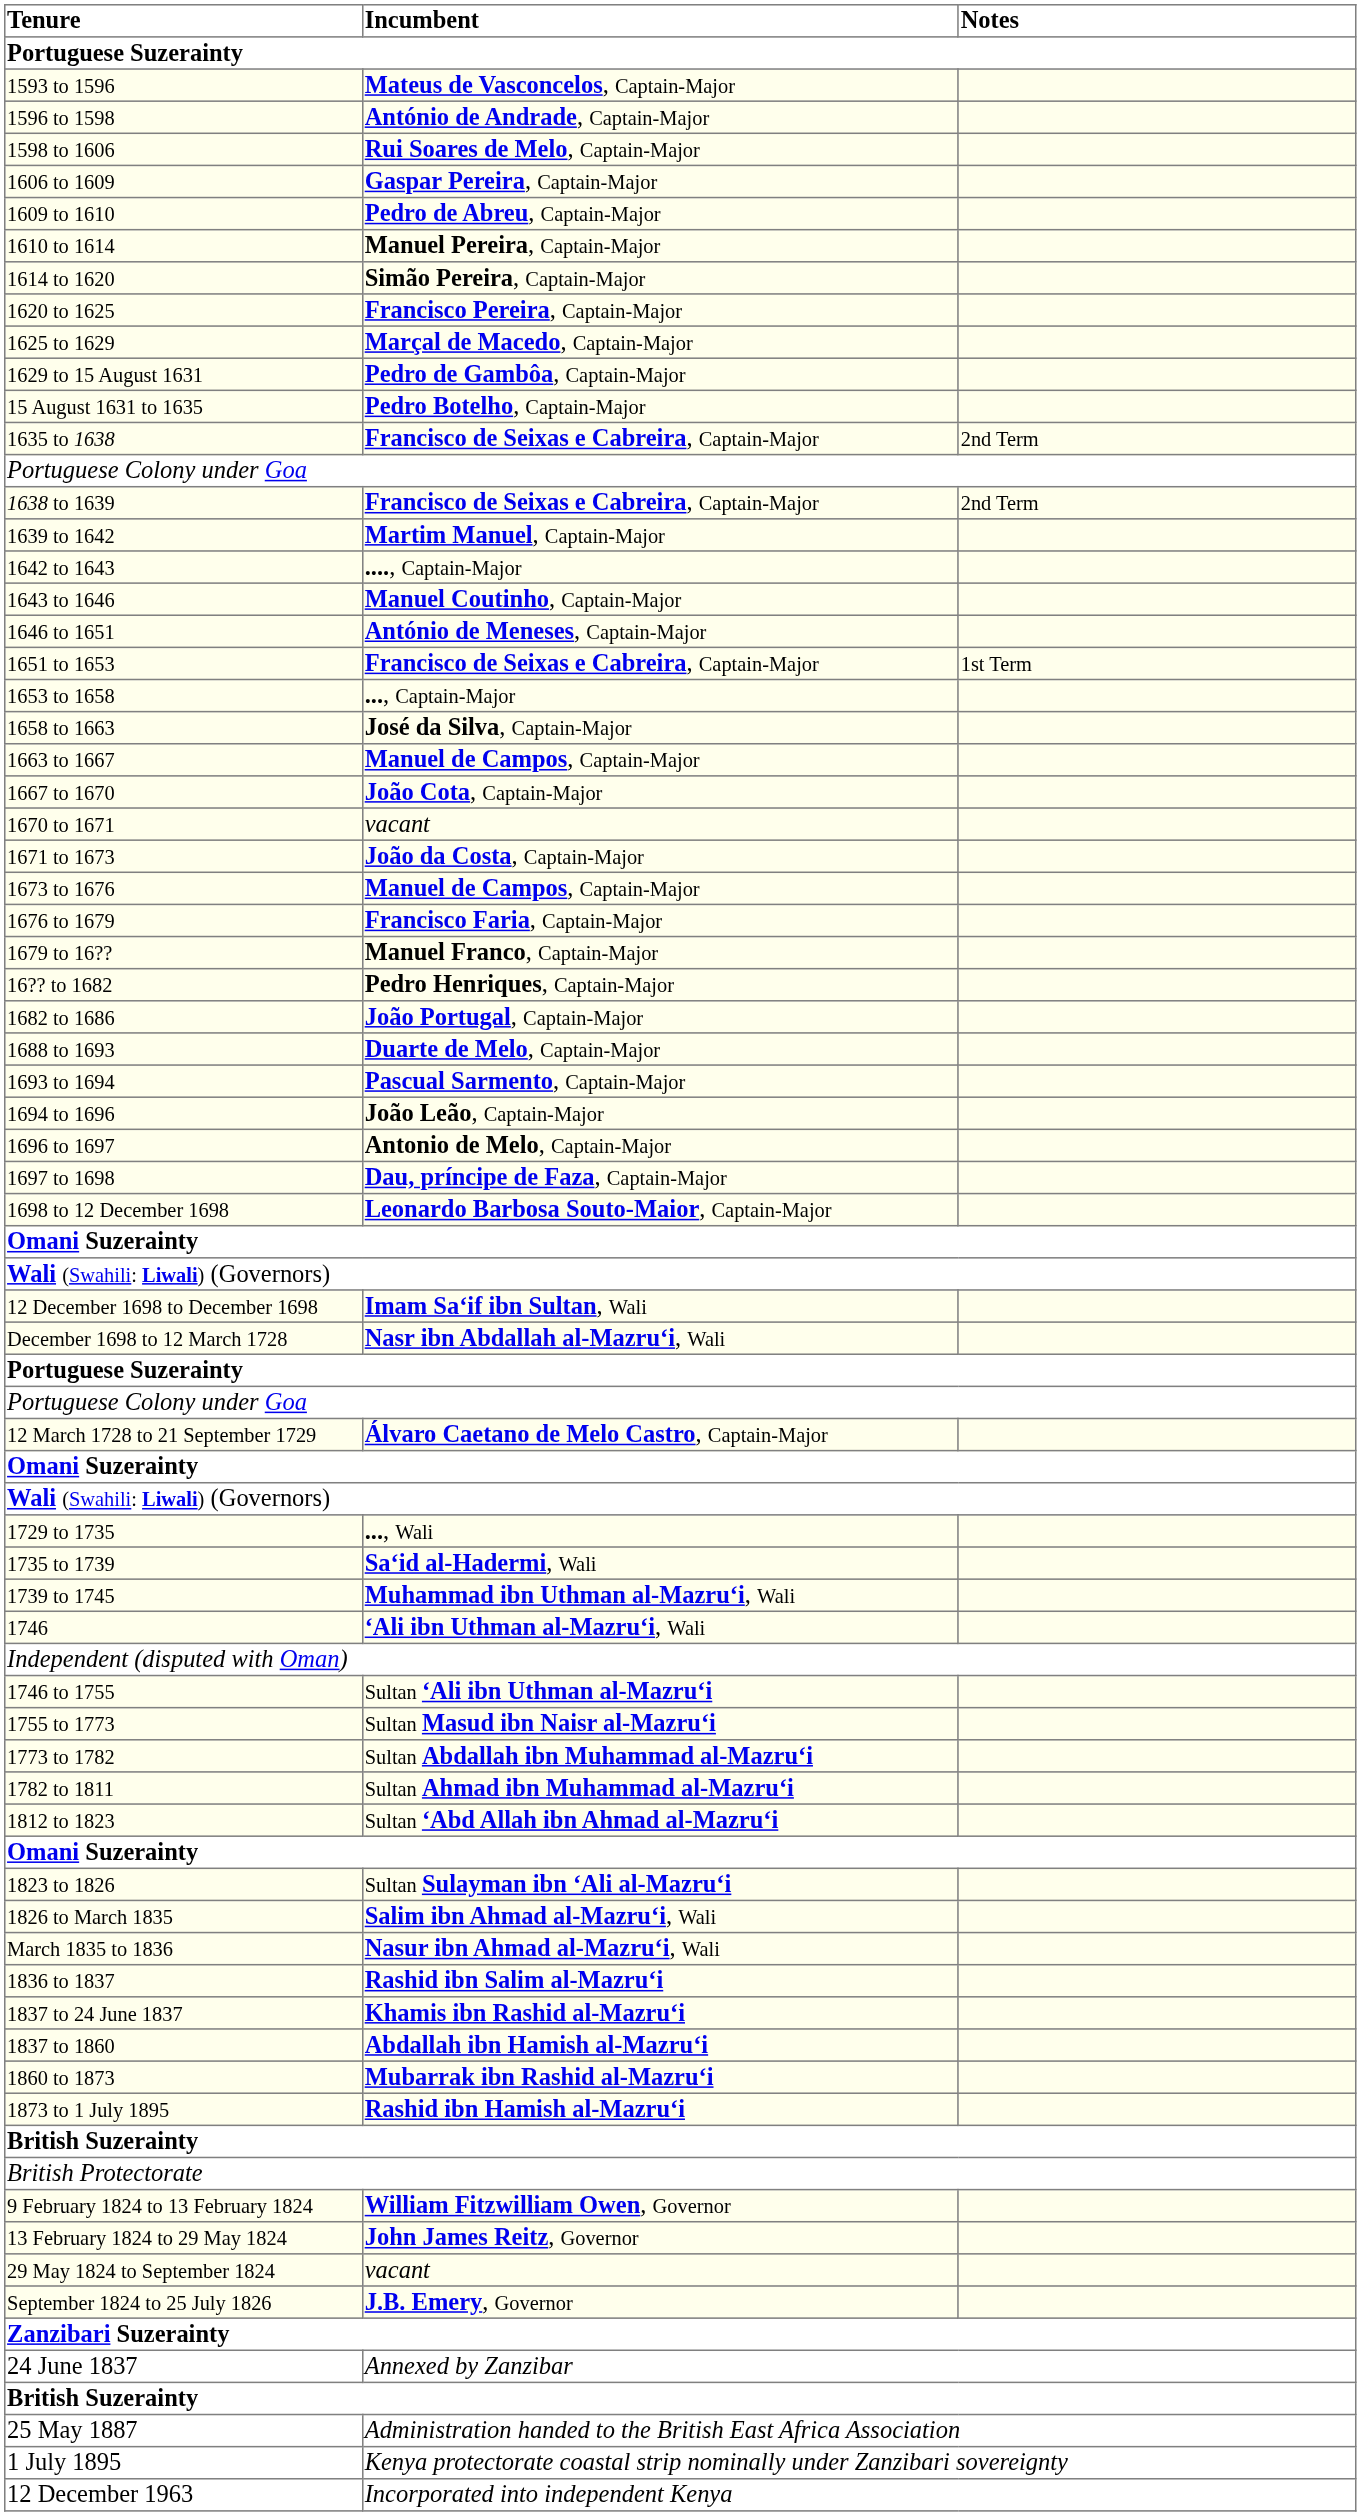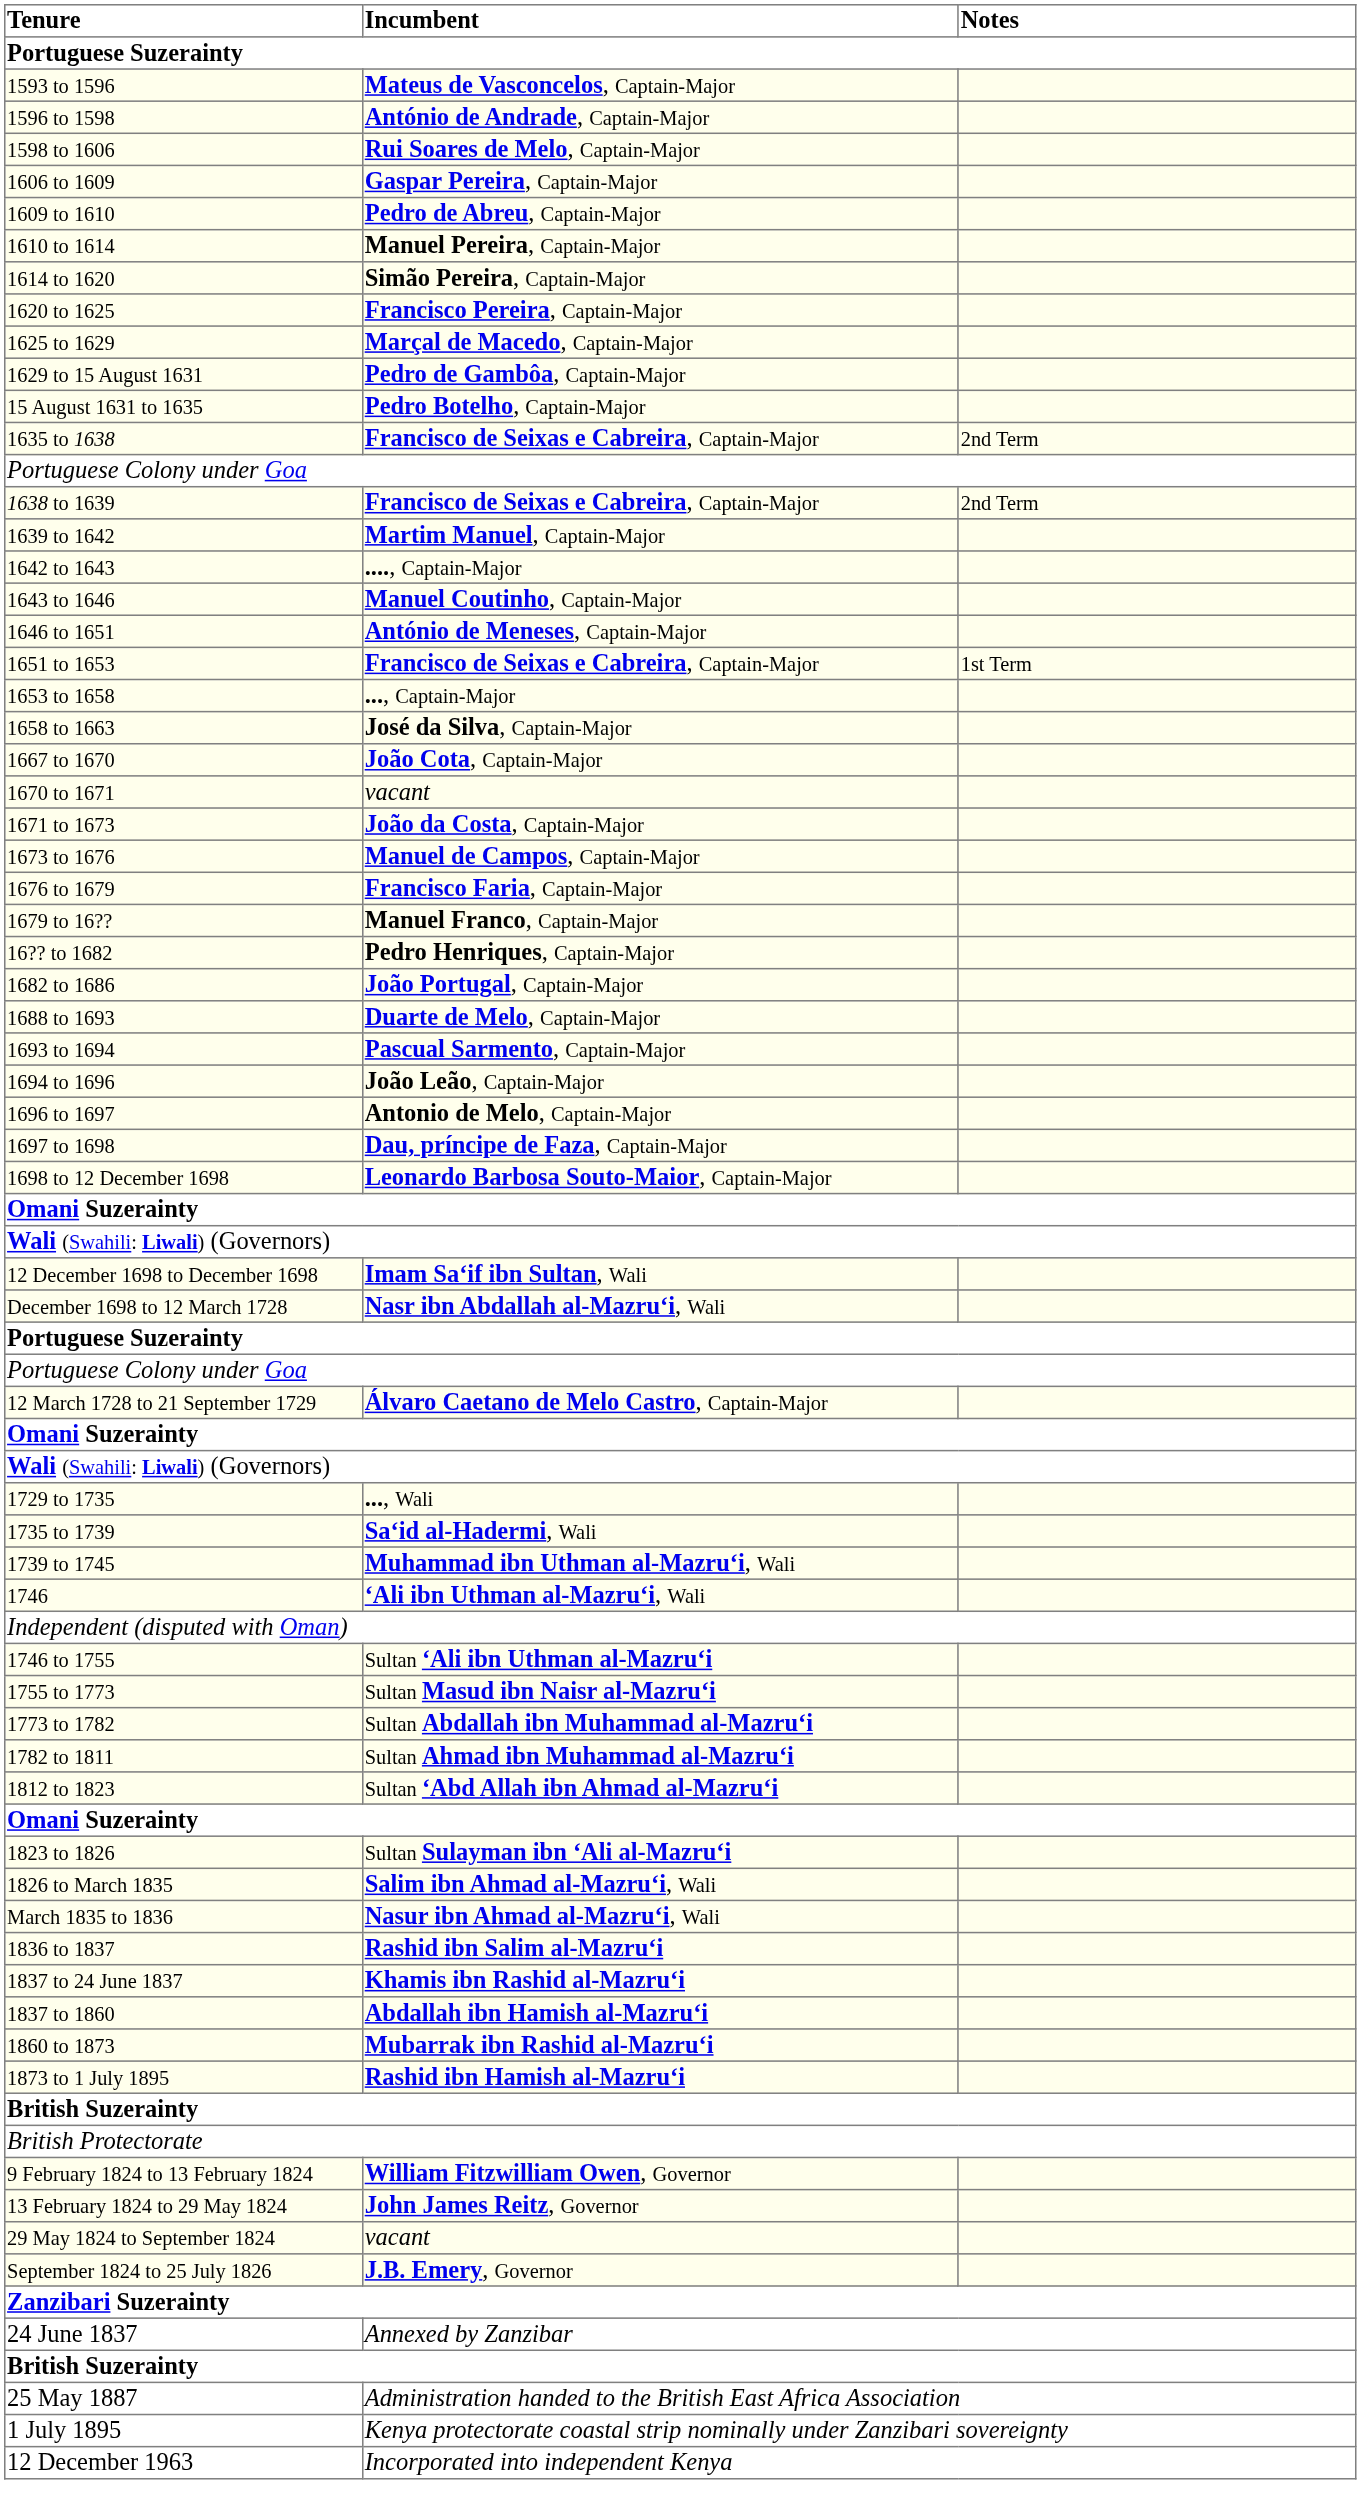- row: (61, 761)
